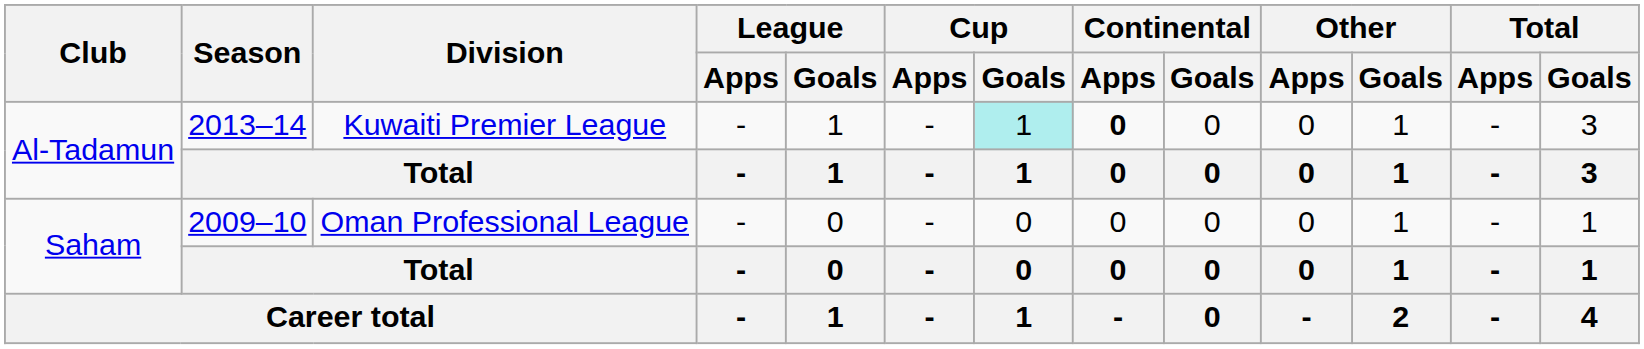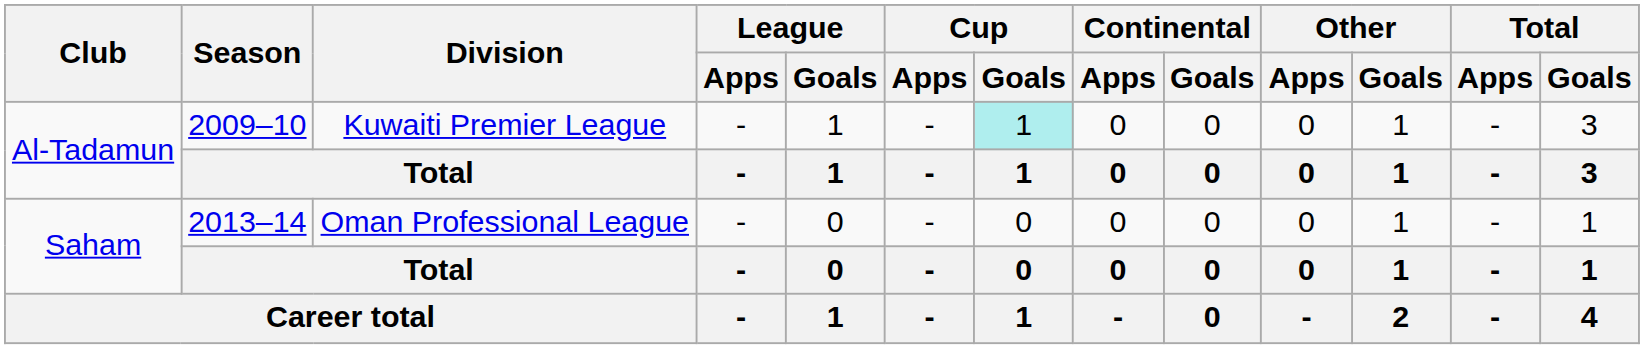(247, 125) 2013–14 -> (247, 125) 2009–10
(1118, 125) bold -> (1118, 125) normal
(247, 221) 2009–10 -> (247, 221) 2013–14
